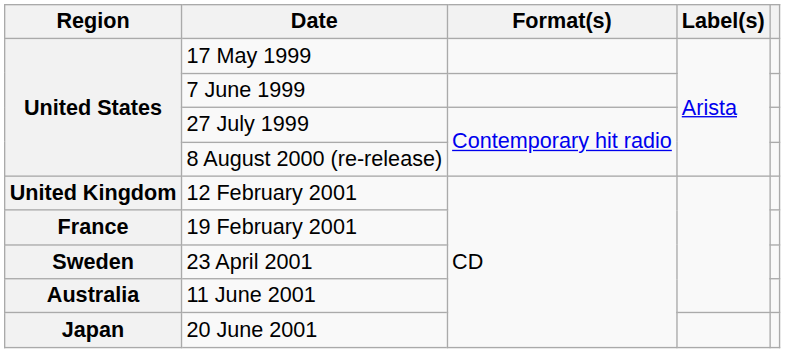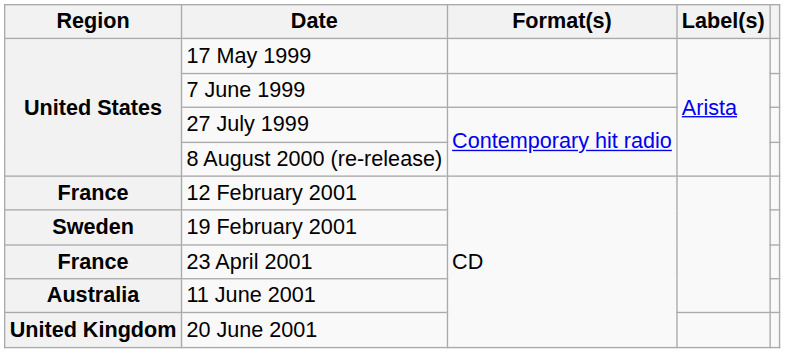(93, 192) United Kingdom -> (93, 192) France
(93, 227) France -> (93, 227) Sweden
(93, 261) Sweden -> (93, 261) France
(93, 329) Japan -> (93, 329) United Kingdom
